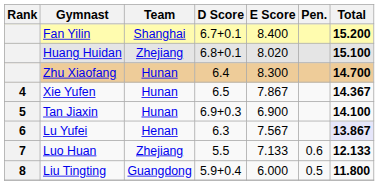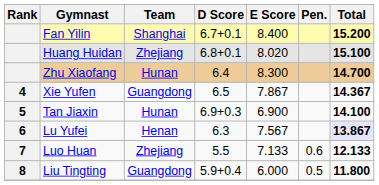(160, 92) Hunan -> (160, 92) Guangdong
